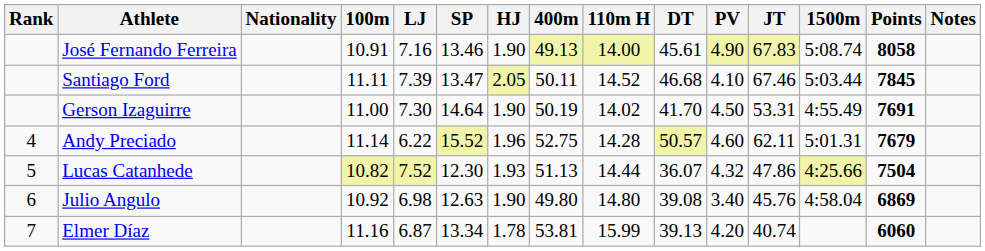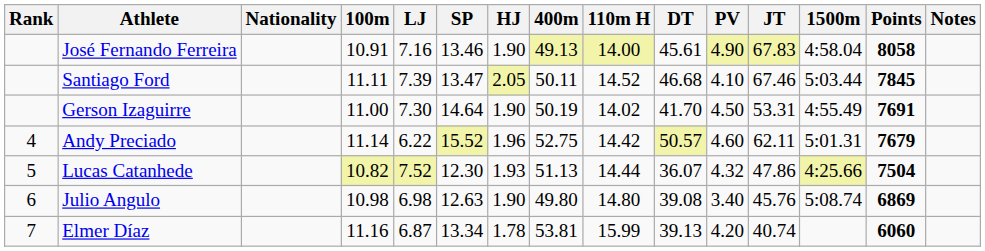(833, 49) 5:08.74 -> (833, 49) 4:58.04
(619, 140) 14.28 -> (619, 140) 14.42
(367, 200) 10.92 -> (367, 200) 10.98
(833, 200) 4:58.04 -> (833, 200) 5:08.74
